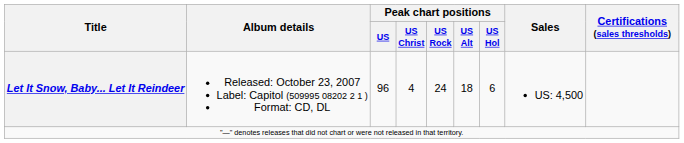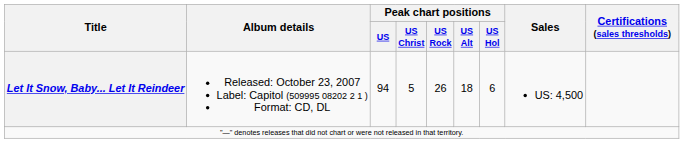(383, 89) 96 -> (383, 89) 94
(411, 89) 4 -> (411, 89) 5
(441, 89) 24 -> (441, 89) 26
